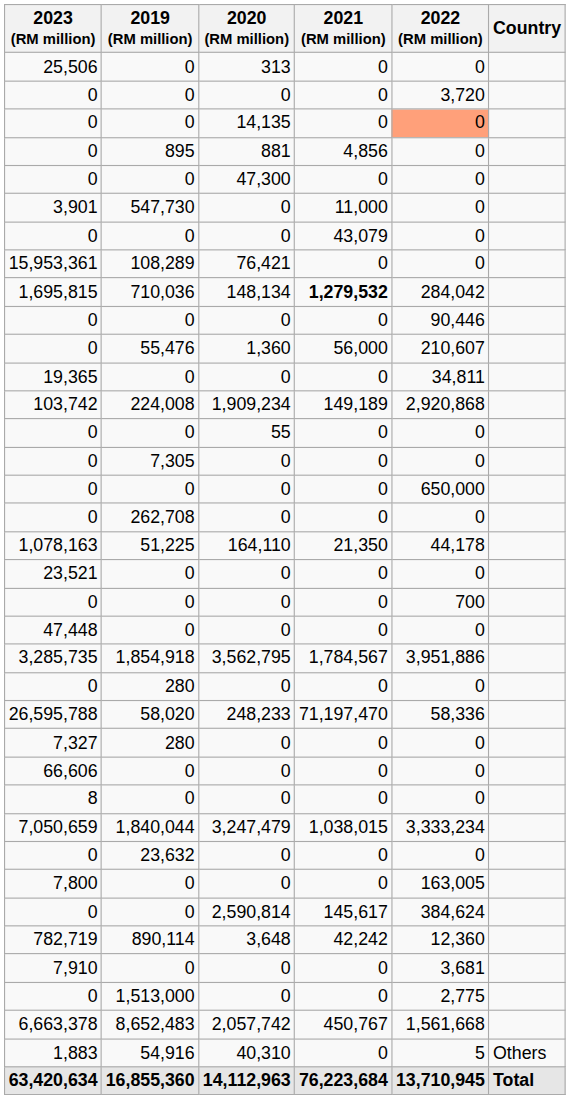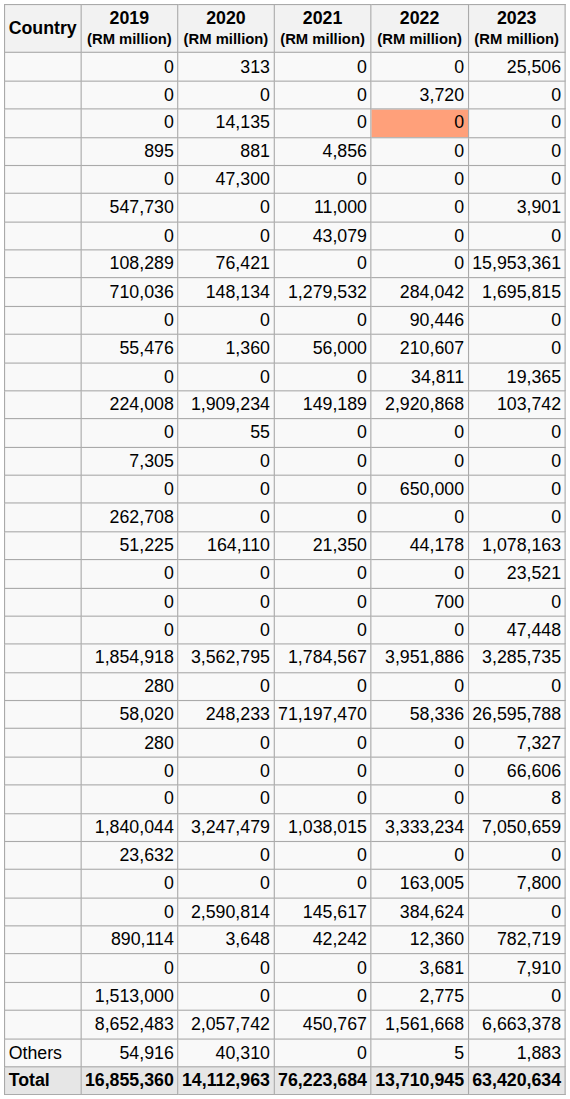columns swapped: (527, 28) <-> (53, 28)
(348, 292) bold -> (327, 292) normal
